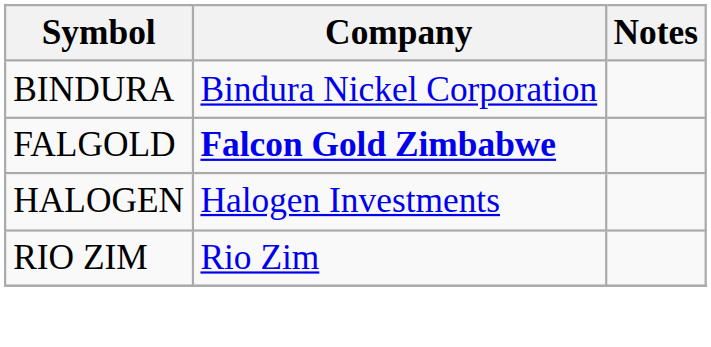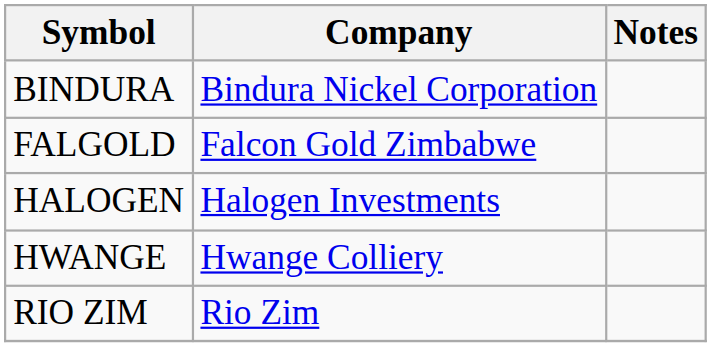(378, 144) bold -> (368, 144) normal
+ row: (90, 256)
